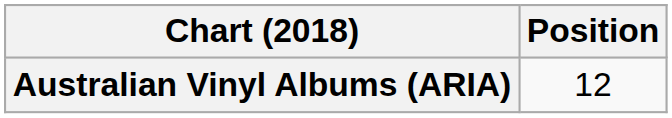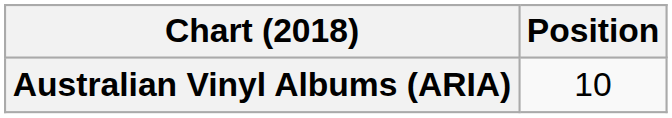(593, 84) 12 -> (593, 84) 10
